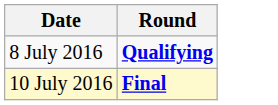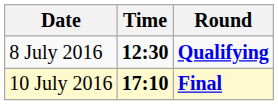+ column: (145, 20)
